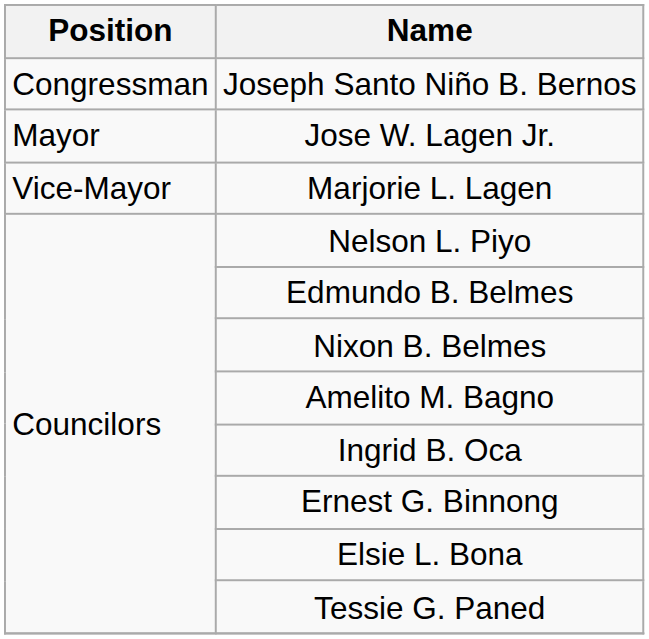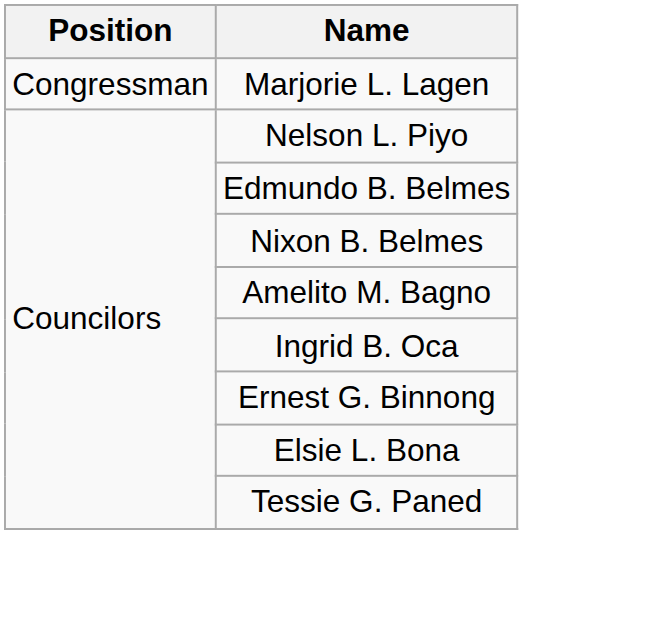- row: (430, 83)
- row: (430, 136)
(92, 188) Vice-Mayor -> (110, 83) Congressman
